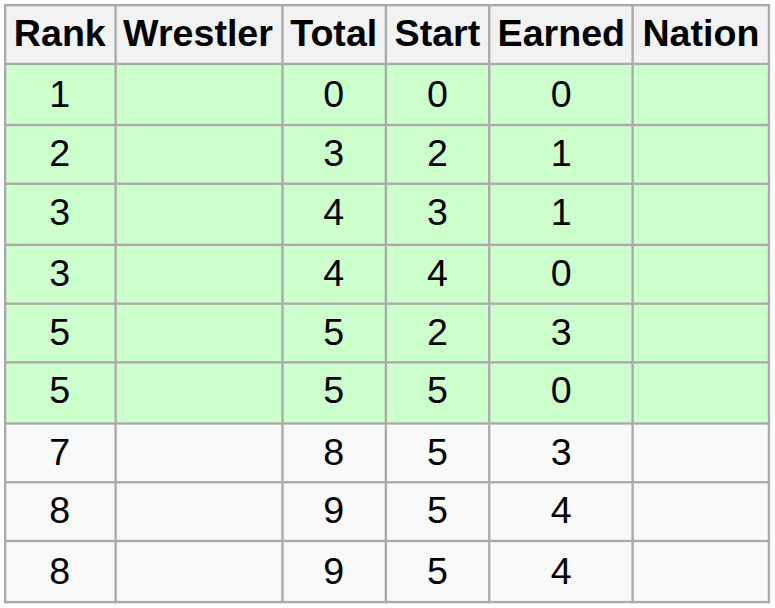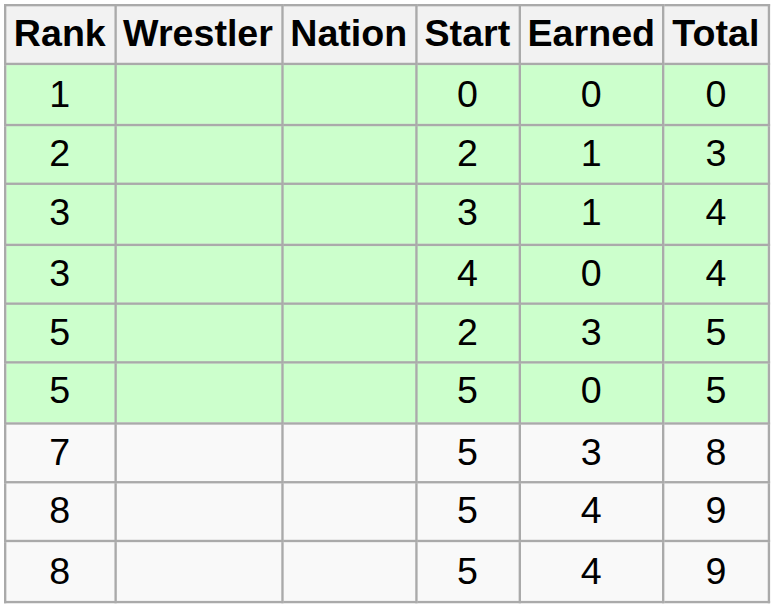columns swapped: (701, 34) <-> (334, 34)
